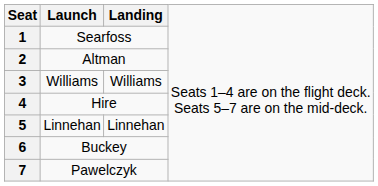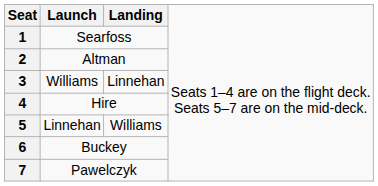(136, 81) Williams -> (136, 81) Linnehan
(136, 125) Linnehan -> (136, 125) Williams
